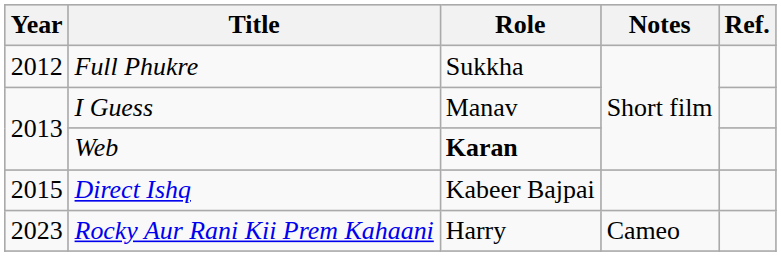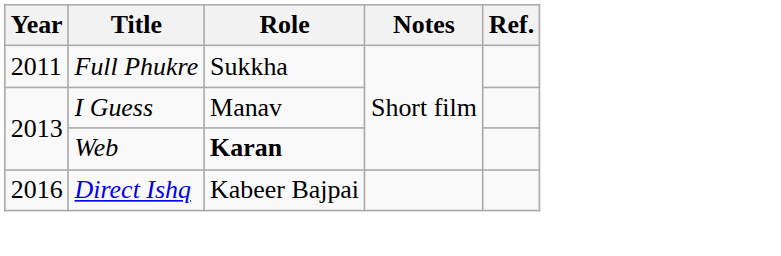(37, 66) 2012 -> (36, 66) 2011
(37, 189) 2015 -> (37, 189) 2016
- row: (254, 230)
